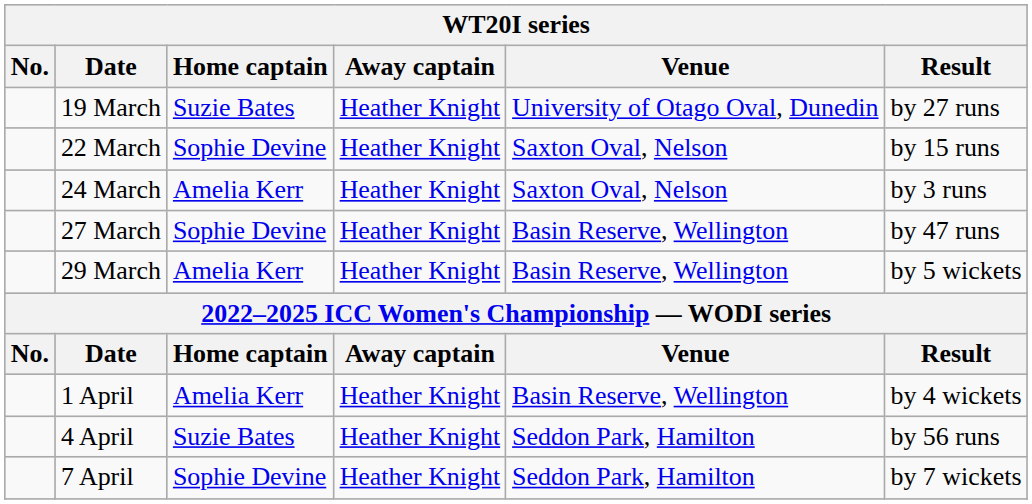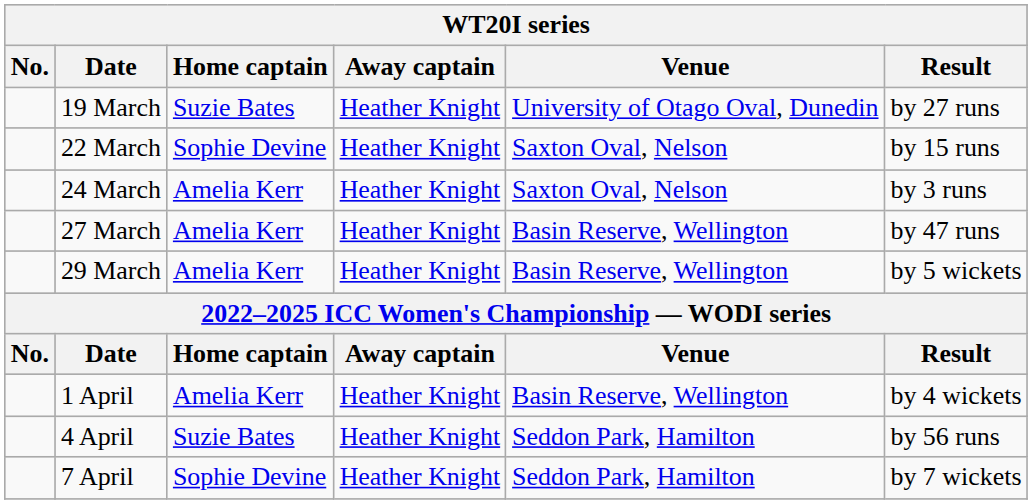(250, 230) Sophie Devine -> (238, 230) Amelia Kerr
